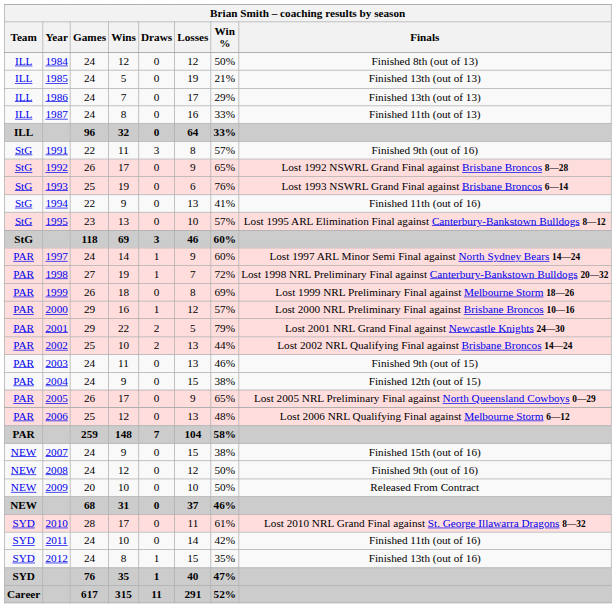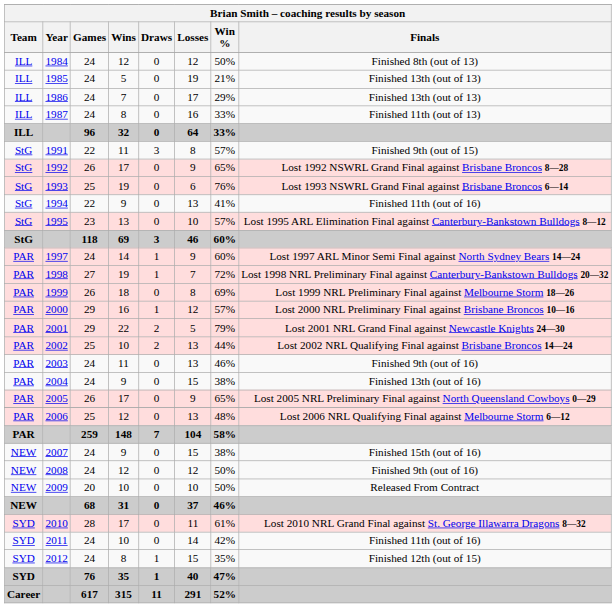(425, 150) Finished 9th (out of 16) -> (425, 150) Finished 9th (out of 15)
(425, 363) Finished 9th (out of 15) -> (425, 363) Finished 9th (out of 16)
(425, 381) Finished 12th (out of 15) -> (425, 381) Finished 13th (out of 16)
(425, 558) Finished 13th (out of 16) -> (425, 558) Finished 12th (out of 15)
